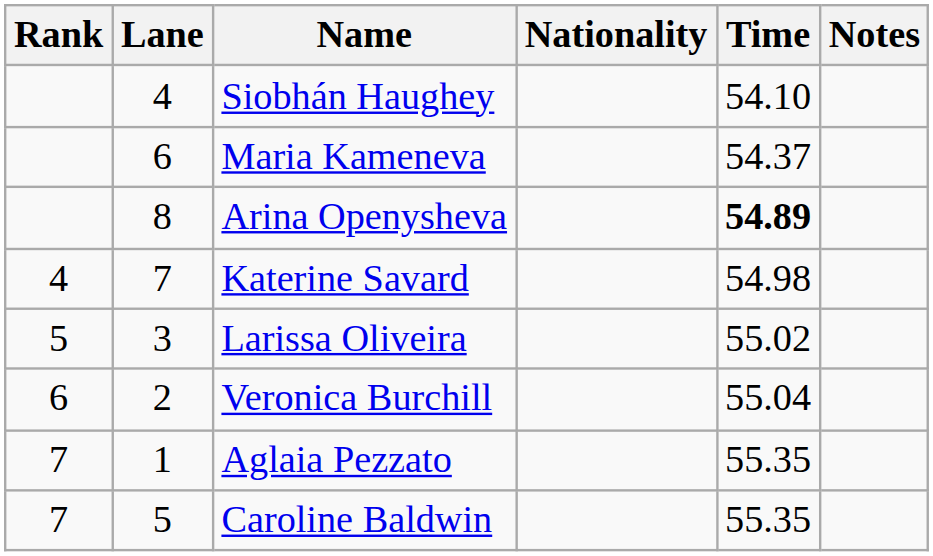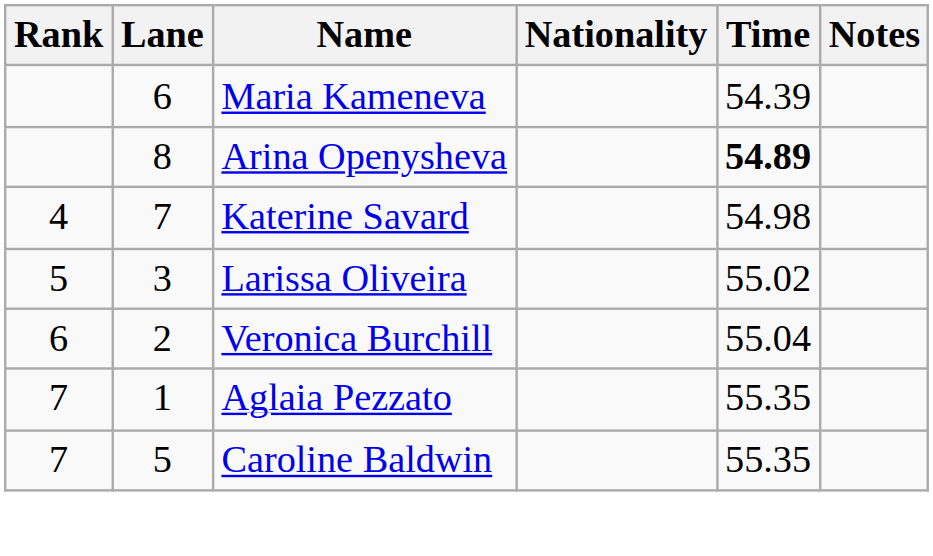- row: (358, 95)
(768, 156) 54.37 -> (768, 95) 54.39
